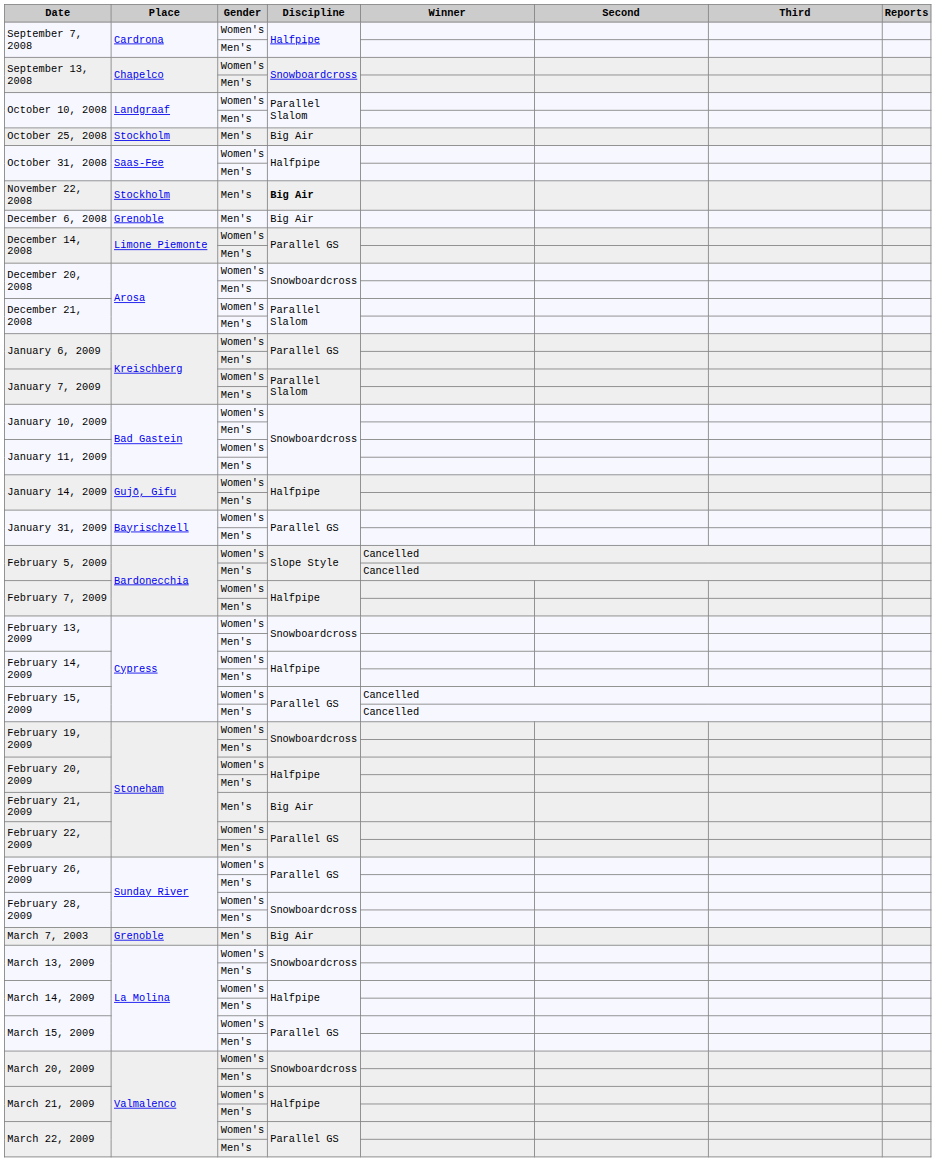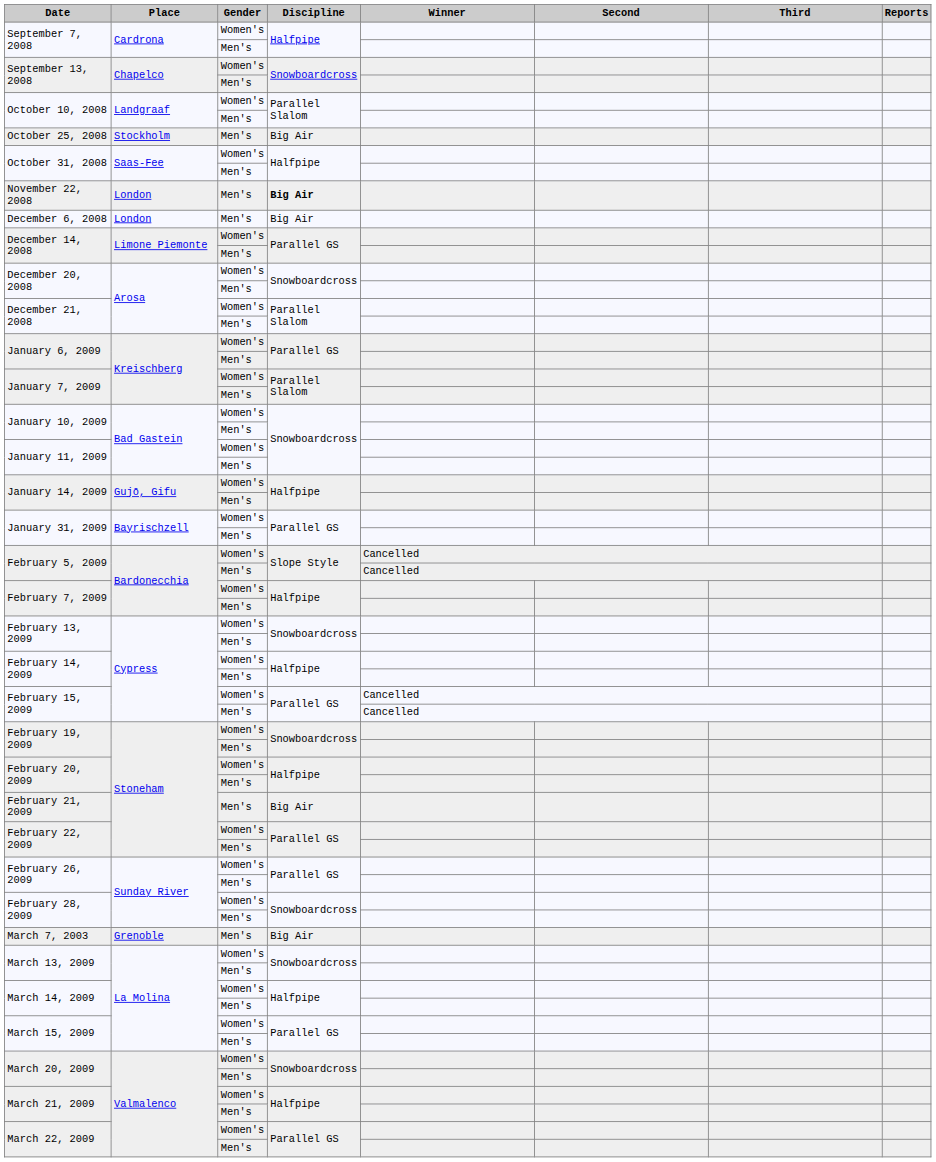(142, 196) Stockholm -> (133, 196) London
(139, 219) Grenoble -> (133, 219) London
